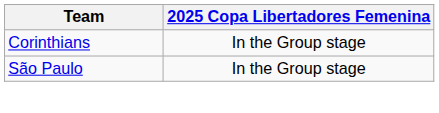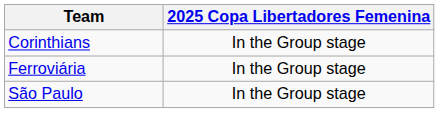+ row: (47, 68)
